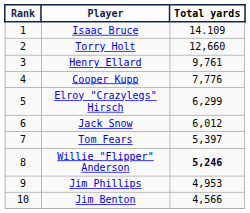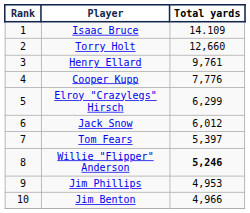(207, 200) 4,566 -> (207, 200) 4,966
